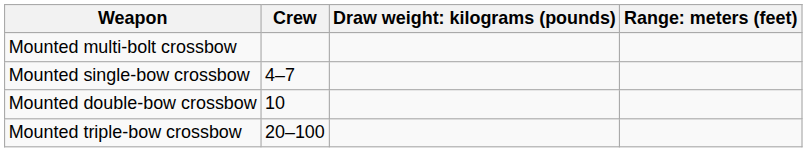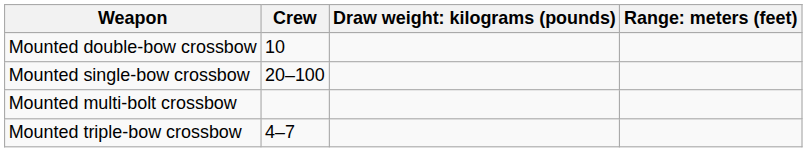rows swapped: (123, 47) <-> (133, 103)
(280, 75) 4–7 -> (295, 75) 20–100
(295, 132) 20–100 -> (280, 132) 4–7
